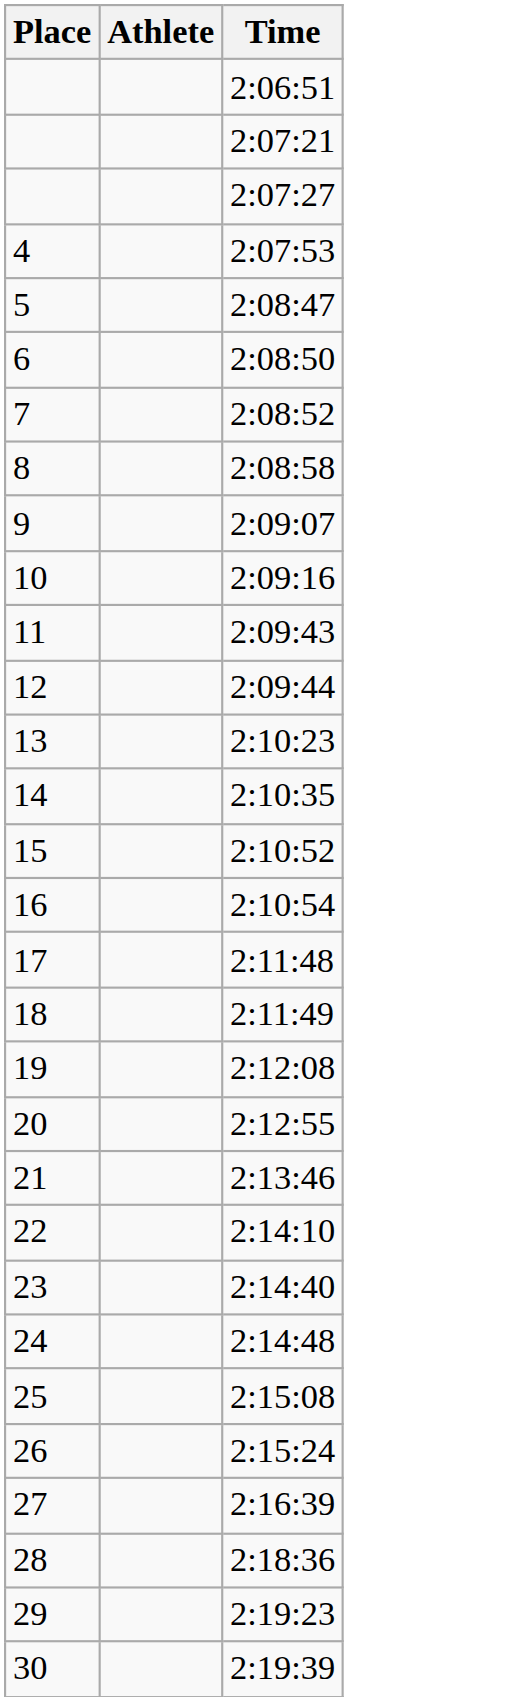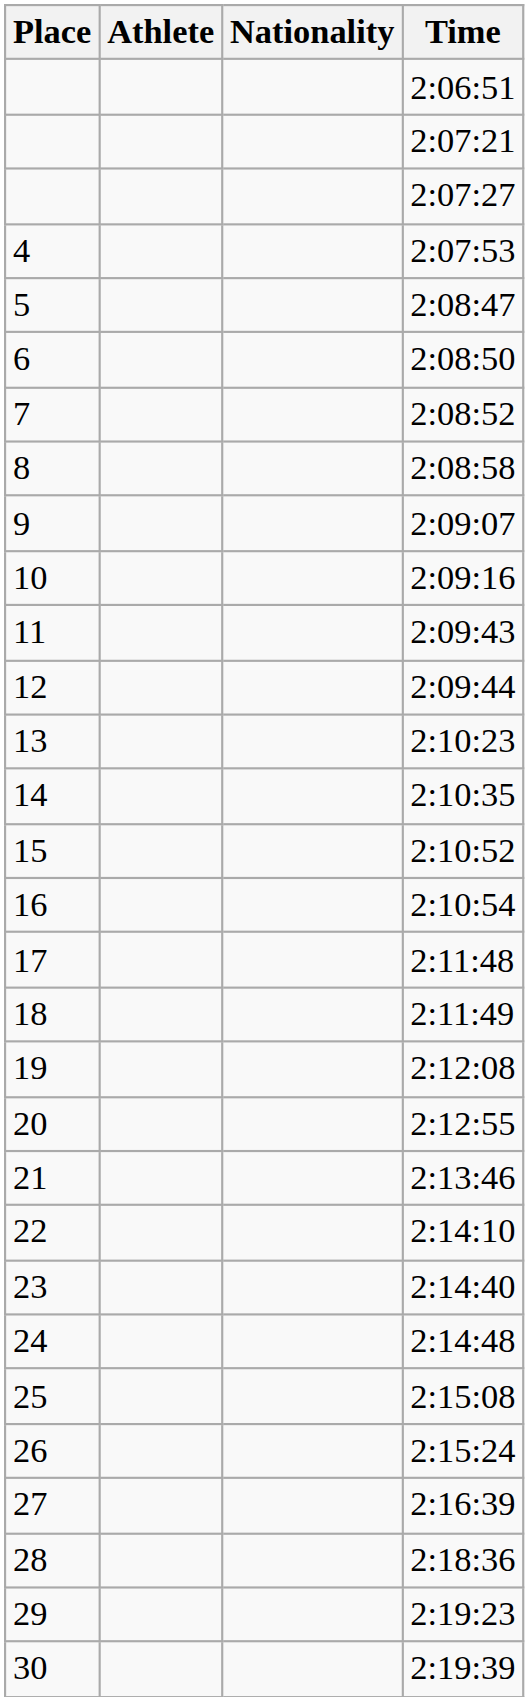+ column: (312, 31)
